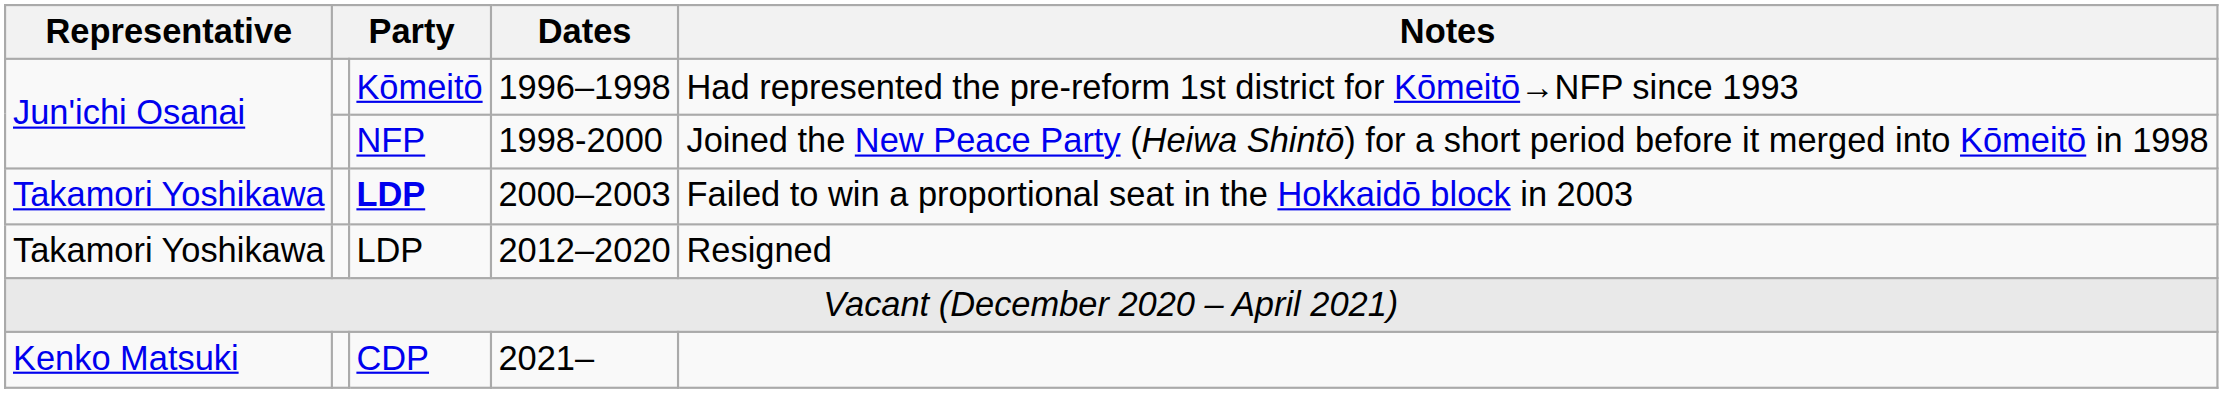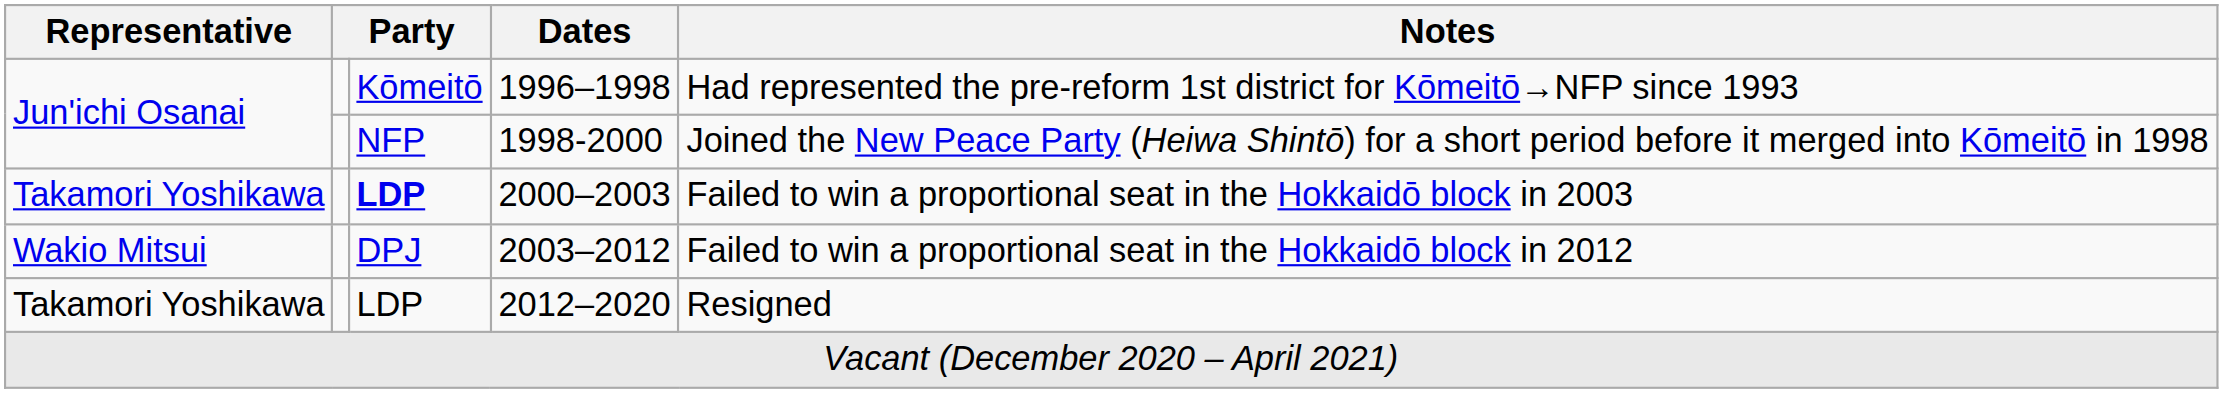+ row: (585, 250)
- row: (546, 359)
